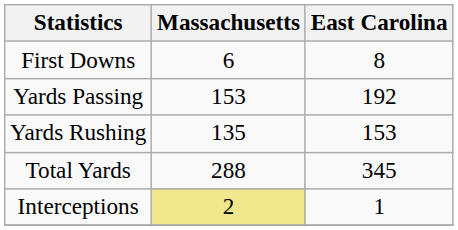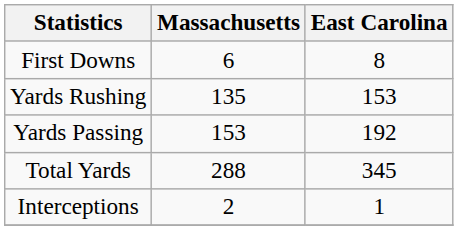rows swapped: (78, 133) <-> (78, 96)
(229, 206) khaki background -> (229, 206) no background
